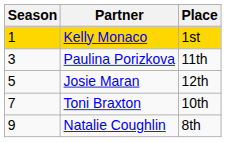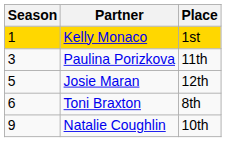(12, 103) 7 -> (12, 103) 6
(195, 103) 10th -> (191, 103) 8th
(191, 125) 8th -> (195, 125) 10th
